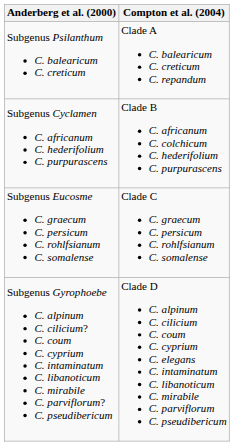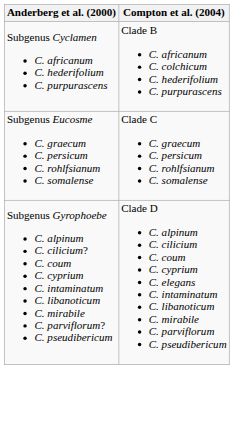- row: (61, 55)
